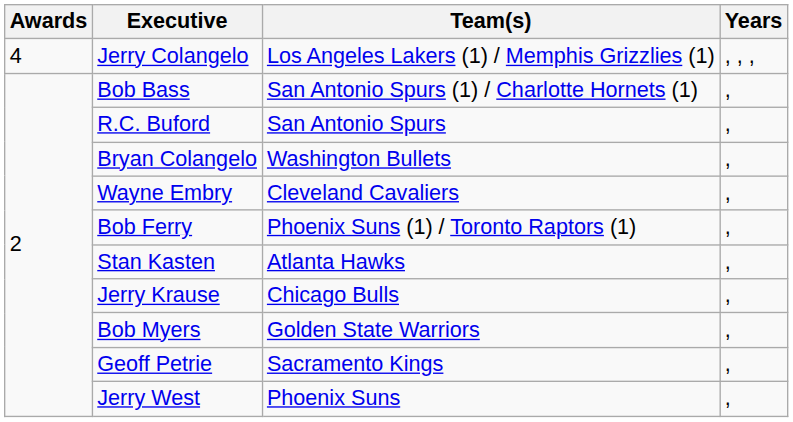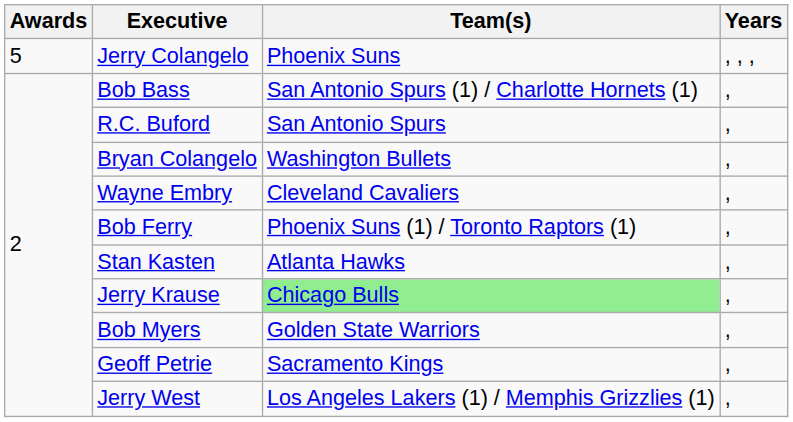(16, 55) 4 -> (16, 55) 5
(491, 55) Los Angeles Lakers (1) / Memphis Grizzlies (1) -> (334, 55) Phoenix Suns
(333, 295) no background -> (333, 295) lightgreen background
(334, 398) Phoenix Suns -> (491, 398) Los Angeles Lakers (1) / Memphis Grizzlies (1)
